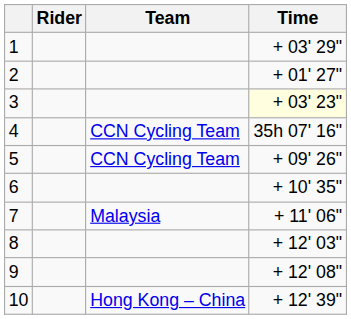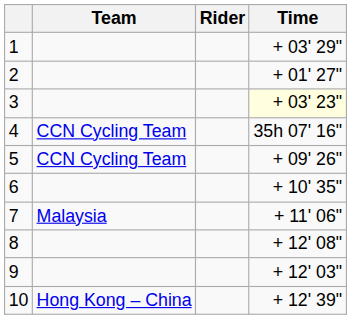columns swapped: (59, 18) <-> (168, 18)
(307, 243) + 12' 03" -> (307, 243) + 12' 08"
(307, 272) + 12' 08" -> (307, 272) + 12' 03"
